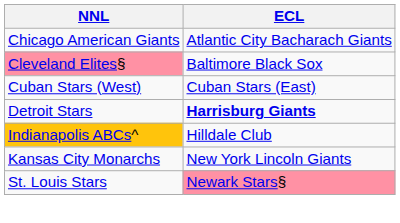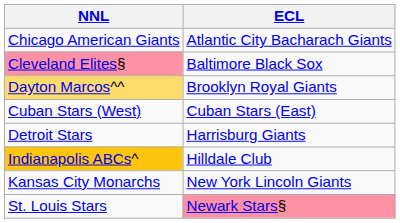+ row: (66, 87)
(251, 111) bold -> (246, 135) normal
